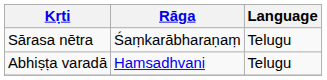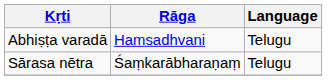rows swapped: (58, 63) <-> (50, 39)
